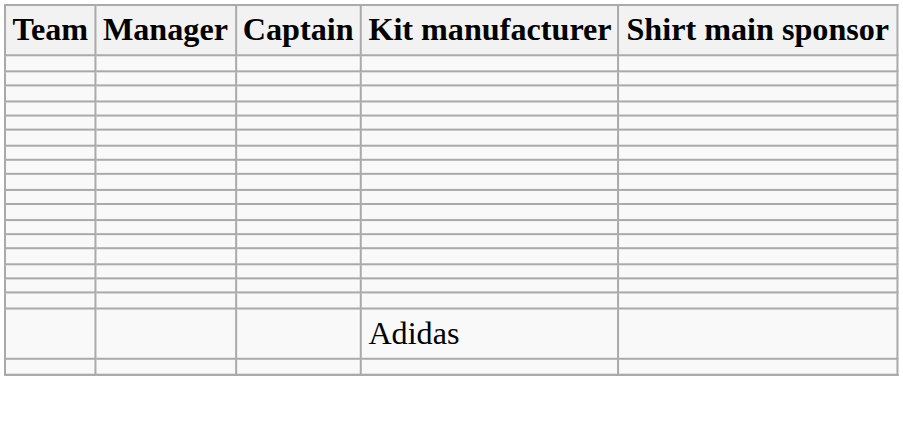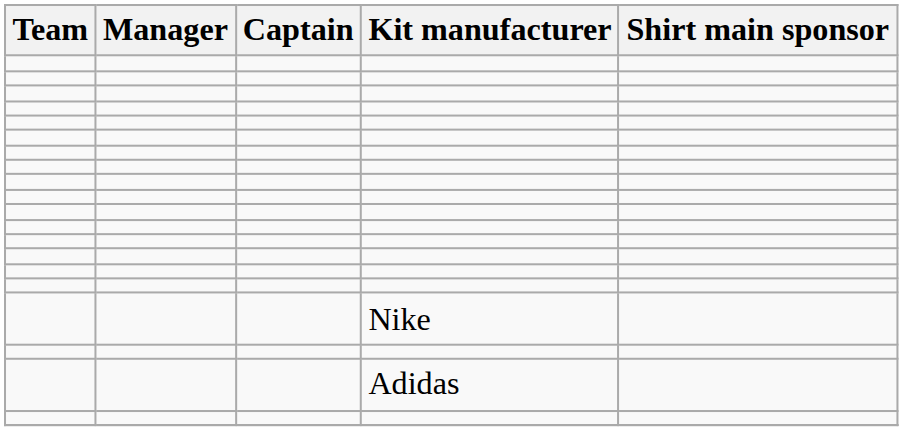+ row: (50, 319)
